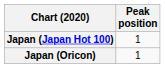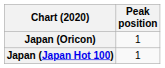rows swapped: (60, 39) <-> (60, 55)
